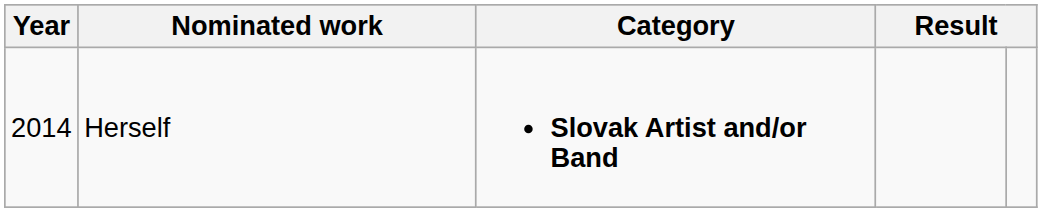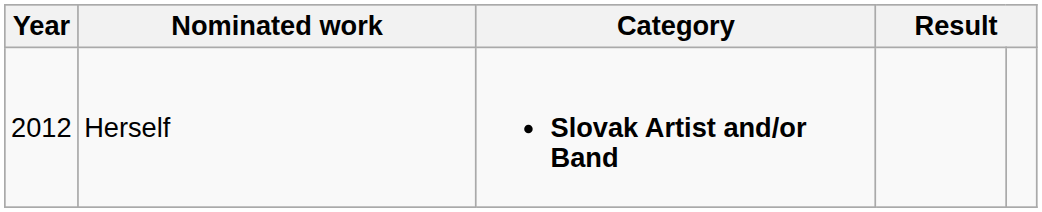(41, 127) 2014 -> (41, 127) 2012
